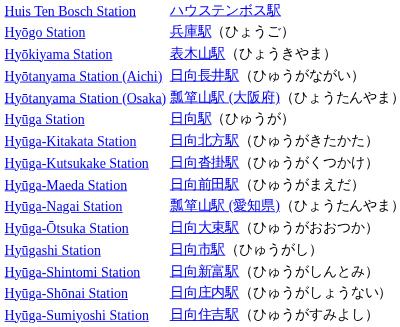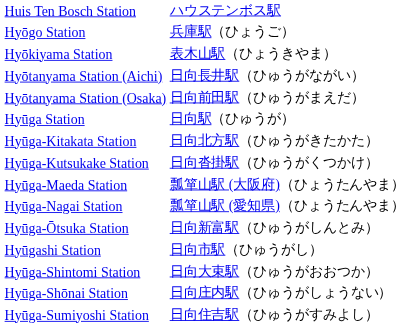(287, 97) 瓢箪山駅 (大阪府)（ひょうたんやま） -> (267, 97) 日向前田駅（ひゅうがまえだ）
(267, 184) 日向前田駅（ひゅうがまえだ） -> (287, 184) 瓢箪山駅 (大阪府)（ひょうたんやま）
(274, 227) 日向大束駅（ひゅうがおおつか） -> (274, 227) 日向新富駅（ひゅうがしんとみ）
(274, 271) 日向新富駅（ひゅうがしんとみ） -> (274, 271) 日向大束駅（ひゅうがおおつか）
